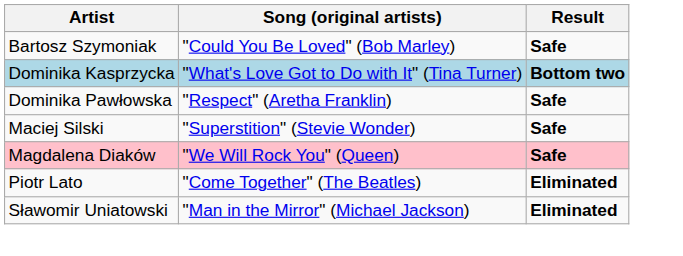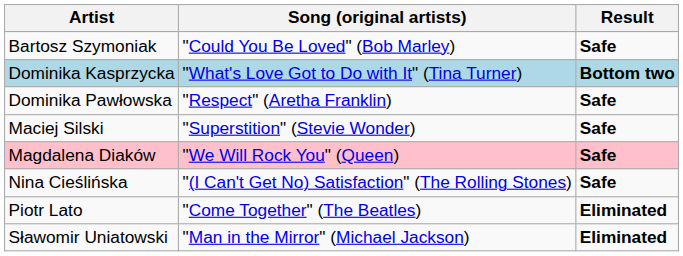+ row: (68, 182)
